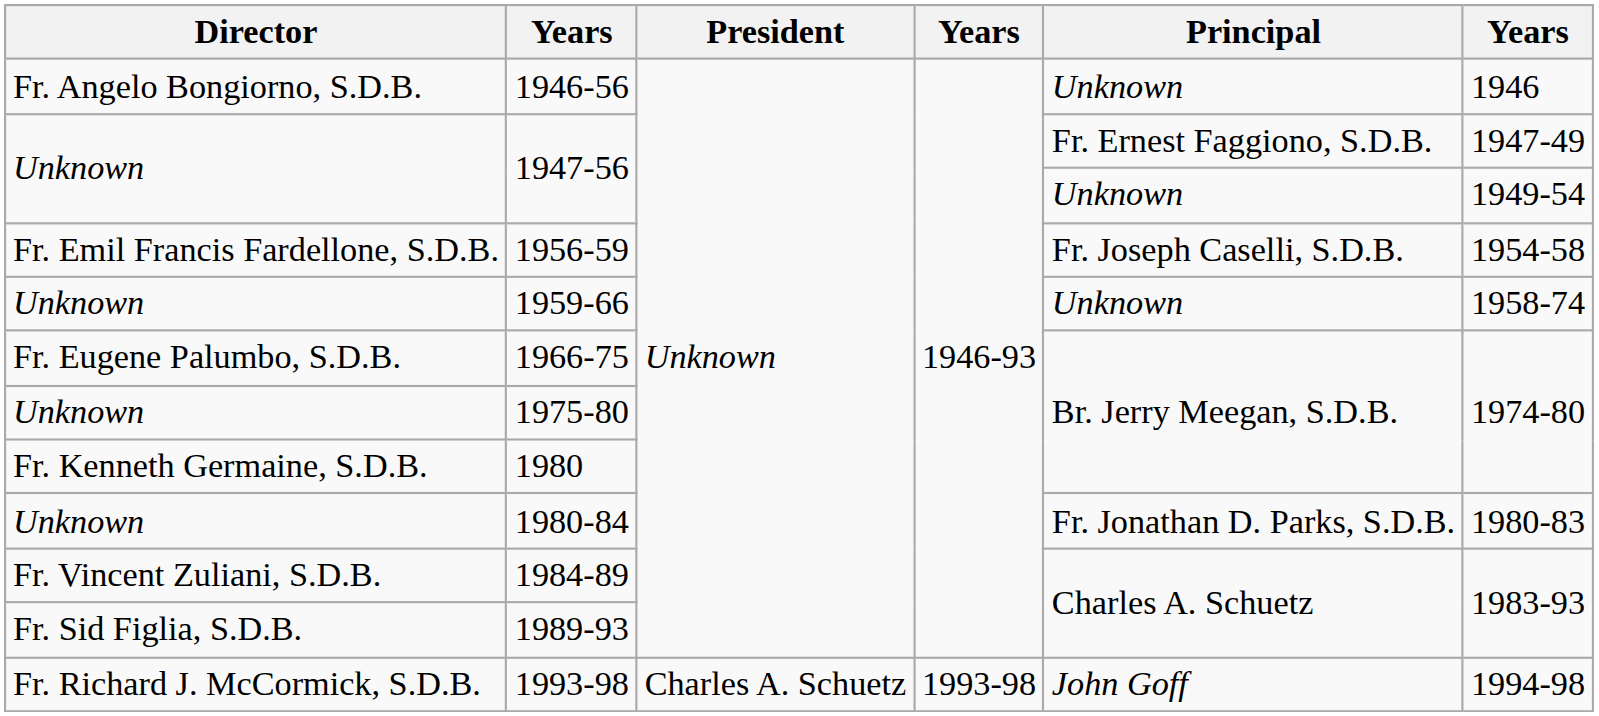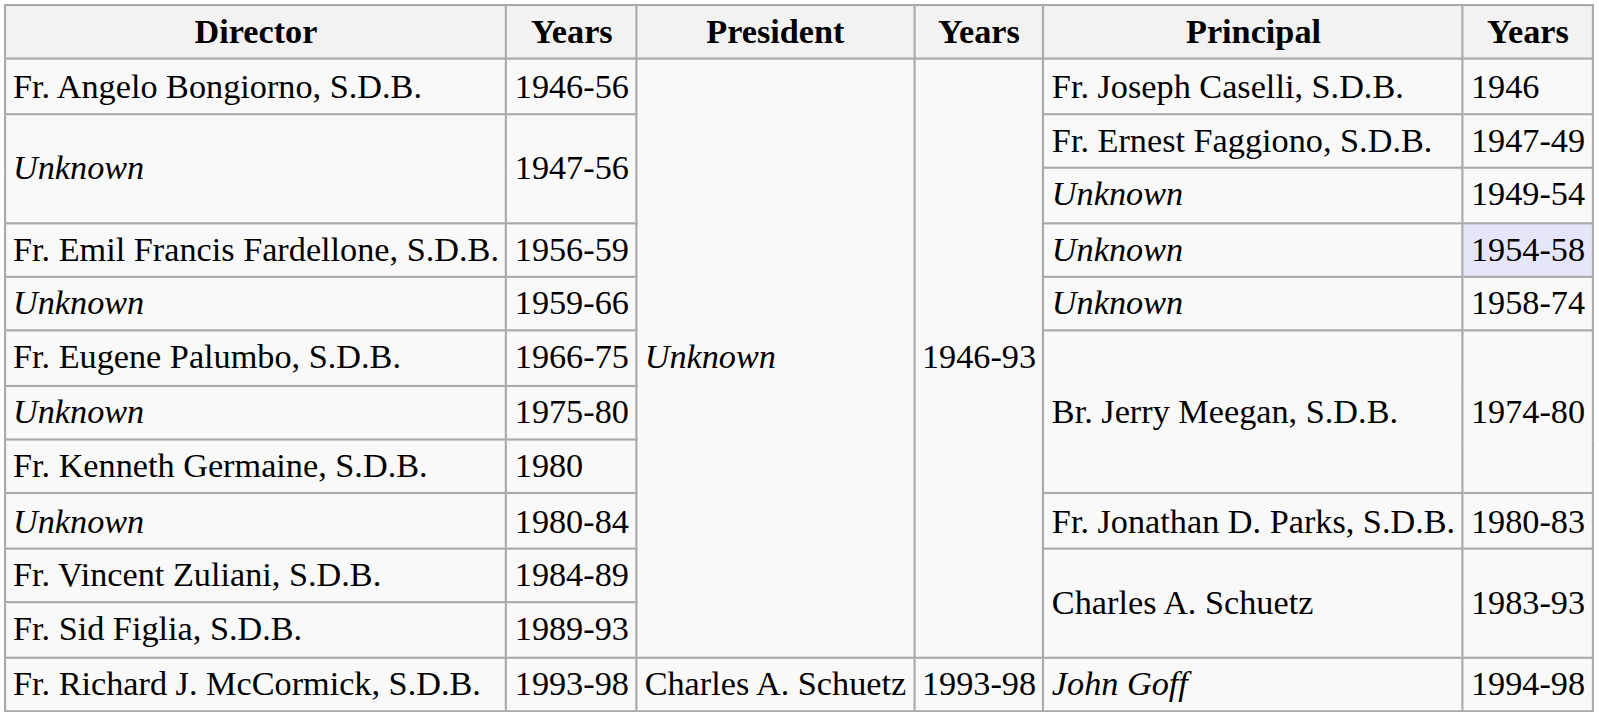(1117, 85) Unknown -> (1228, 85) Fr. Joseph Caselli, S.D.B.
(1228, 248) Fr. Joseph Caselli, S.D.B. -> (1117, 248) Unknown
(1528, 248) no background -> (1528, 248) lavender background
